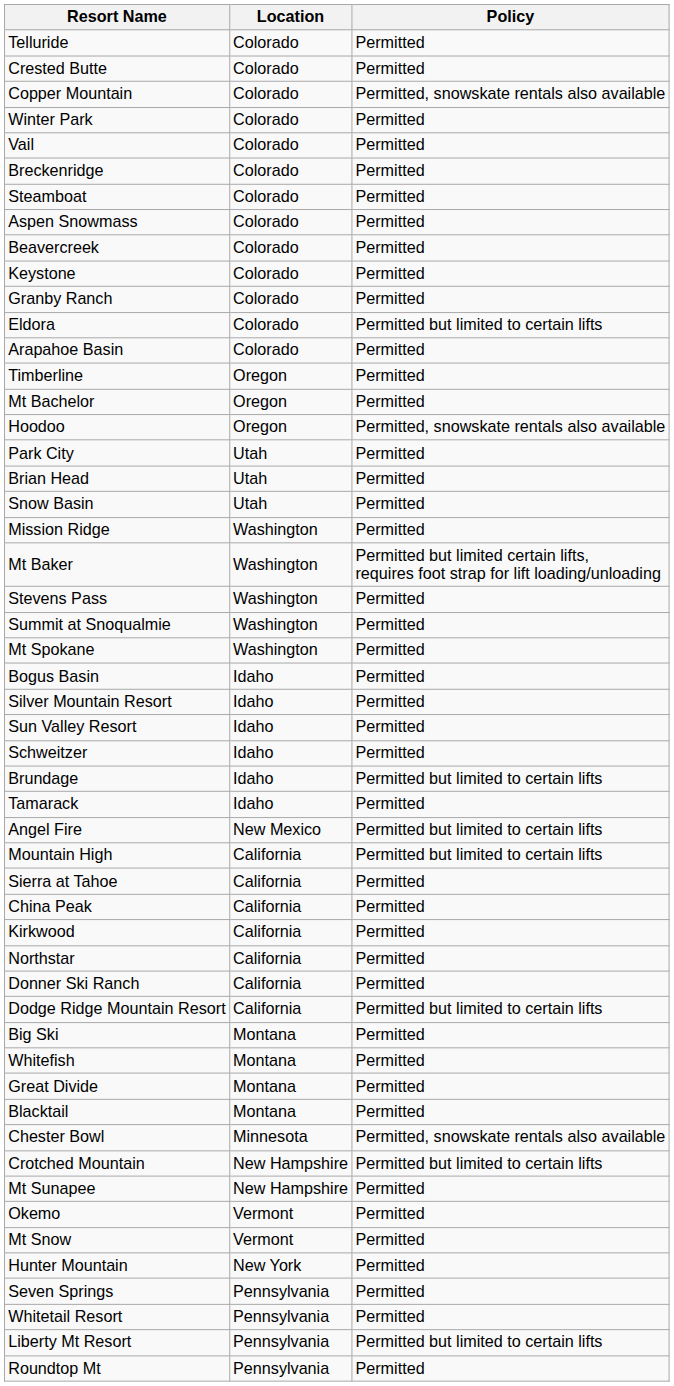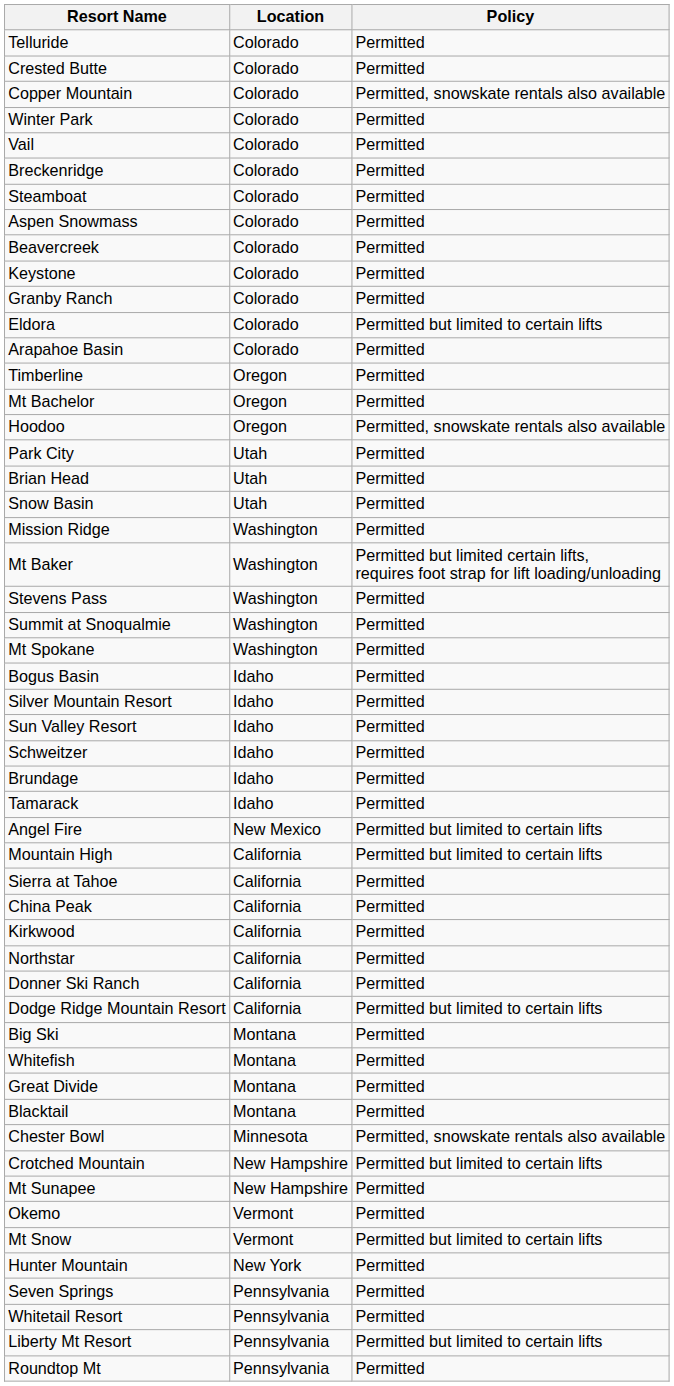(479, 778) Permitted but limited to certain lifts -> (390, 778) Permitted
(390, 1240) Permitted -> (479, 1240) Permitted but limited to certain lifts
